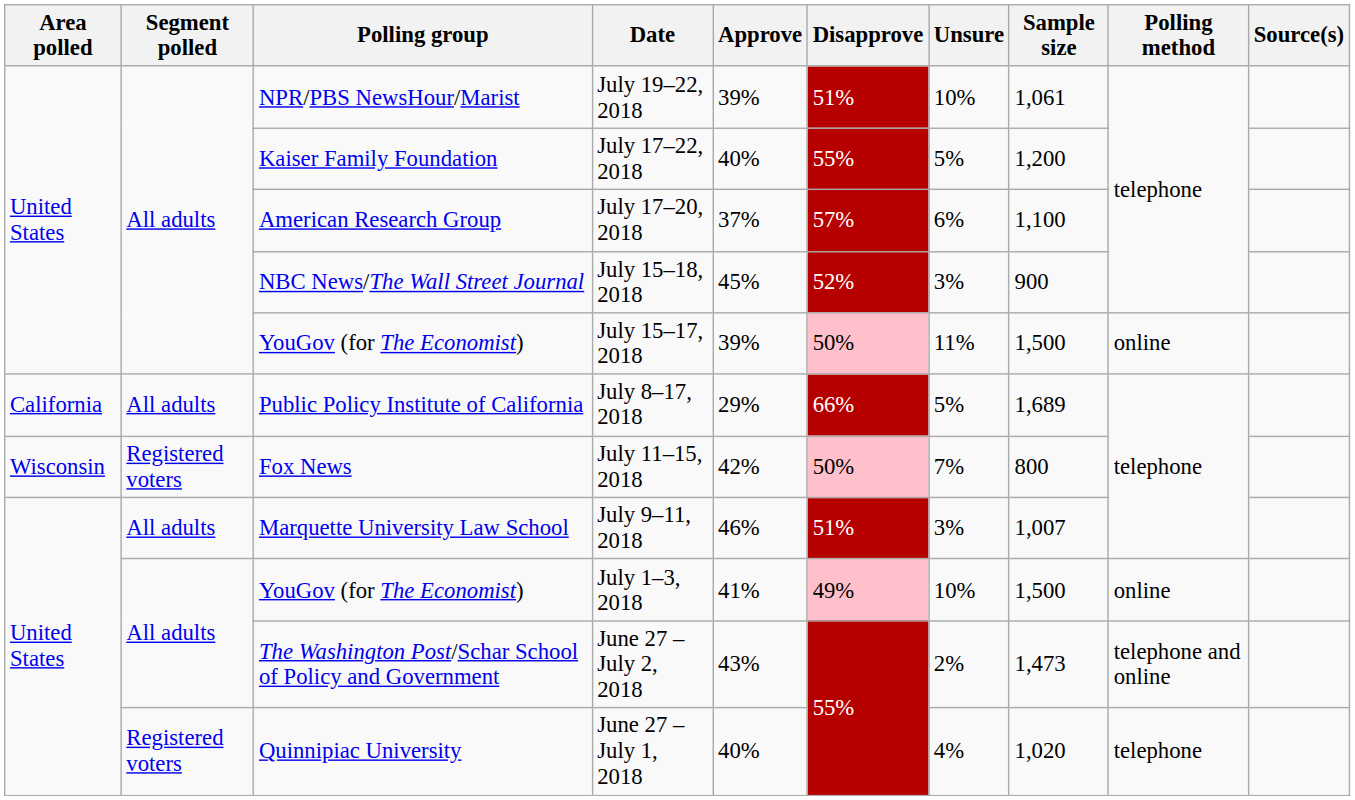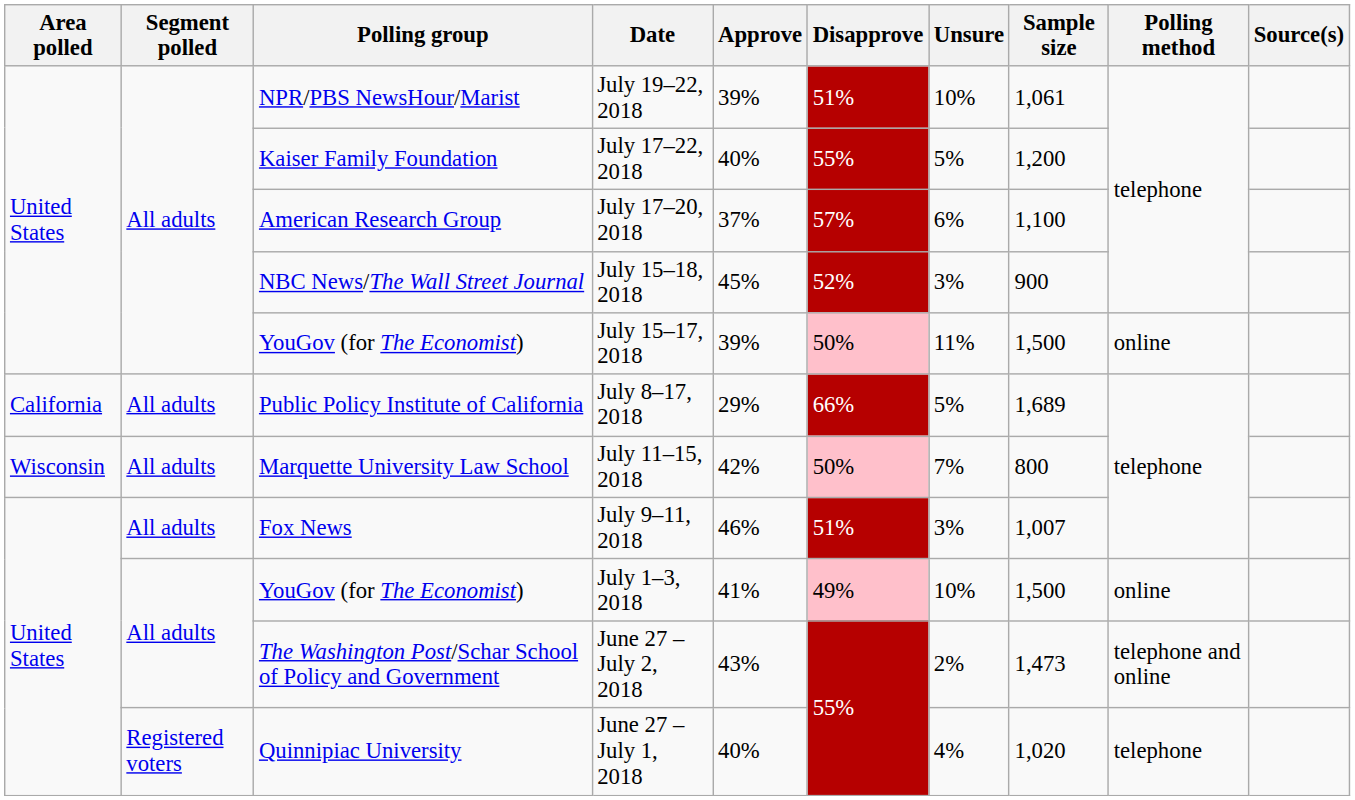(175, 466) Registered voters -> (171, 466) All adults
(305, 466) Fox News -> (414, 466) Marquette University Law School
(414, 528) Marquette University Law School -> (305, 528) Fox News
